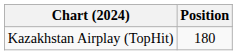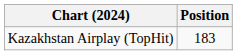(205, 38) 180 -> (205, 38) 183
